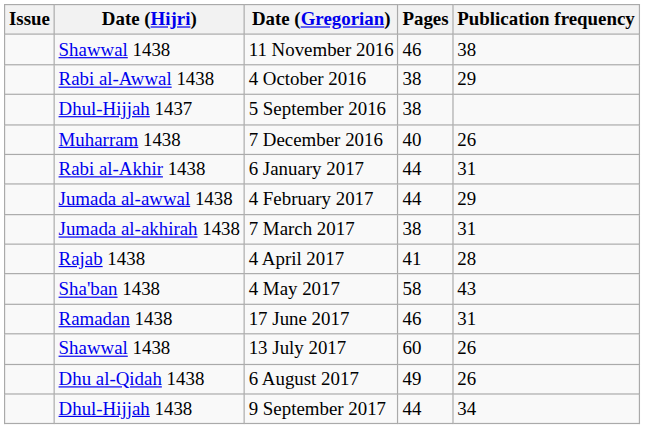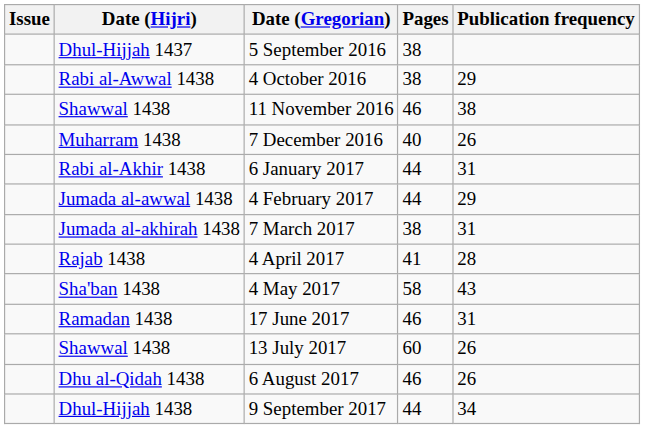rows swapped: (317, 109) <-> (321, 49)
(412, 378) 49 -> (412, 378) 46
